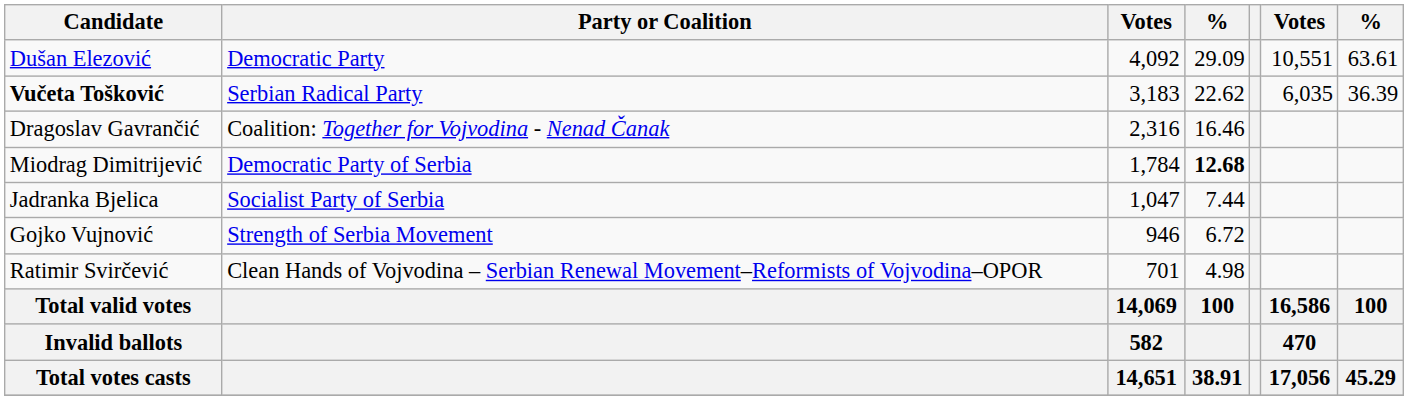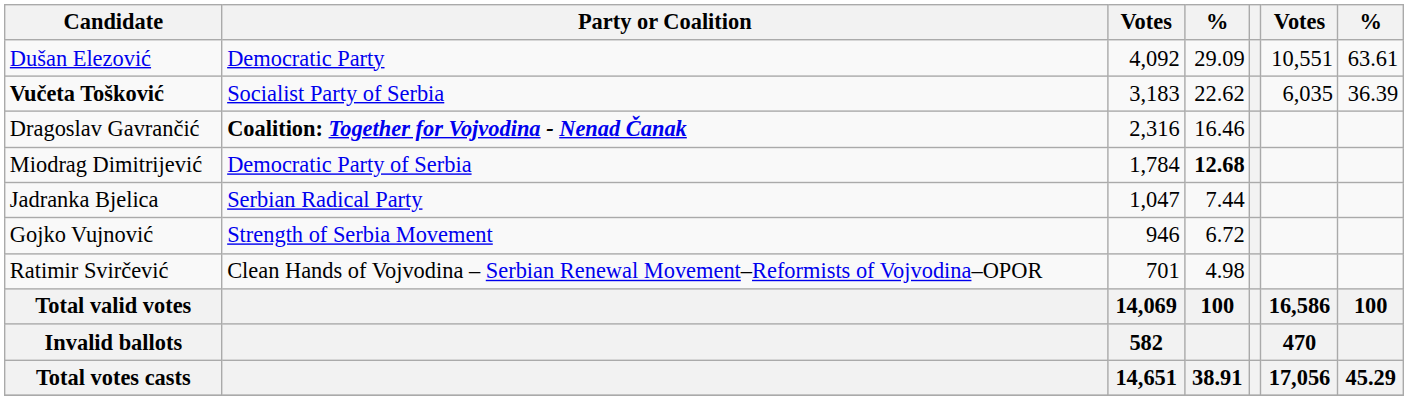(325, 93) Serbian Radical Party -> (336, 93) Socialist Party of Serbia
(448, 128) normal -> (457, 128) bold
(336, 199) Socialist Party of Serbia -> (325, 199) Serbian Radical Party
